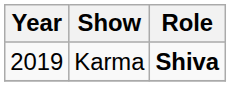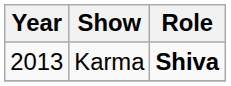(37, 61) 2019 -> (37, 61) 2013
